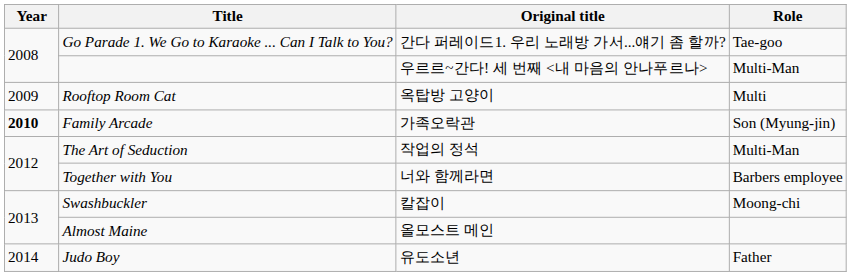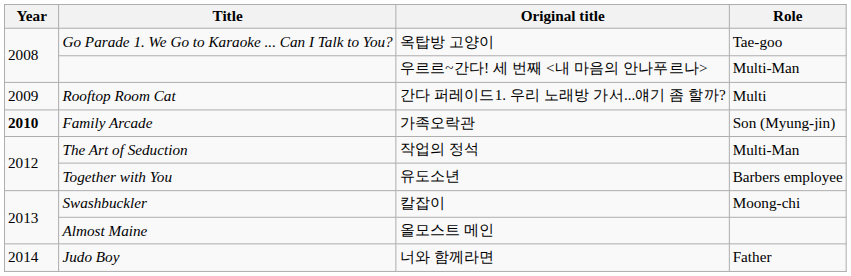(563, 41) 간다 퍼레이드1. 우리 노래방 가서...얘기 좀 할까? -> (447, 41) 옥탑방 고양이
(447, 95) 옥탑방 고양이 -> (563, 95) 간다 퍼레이드1. 우리 노래방 가서...얘기 좀 할까?
(447, 176) 너와 함께라면 -> (430, 176) 유도소년
(430, 257) 유도소년 -> (447, 257) 너와 함께라면
